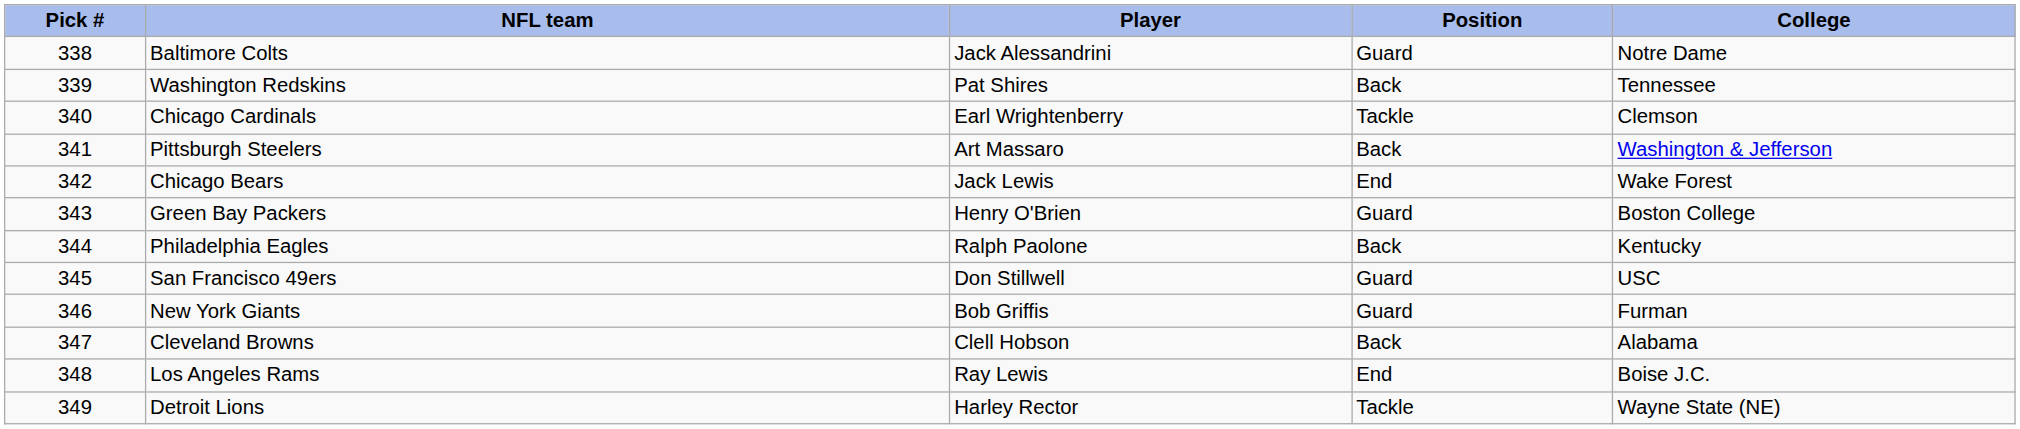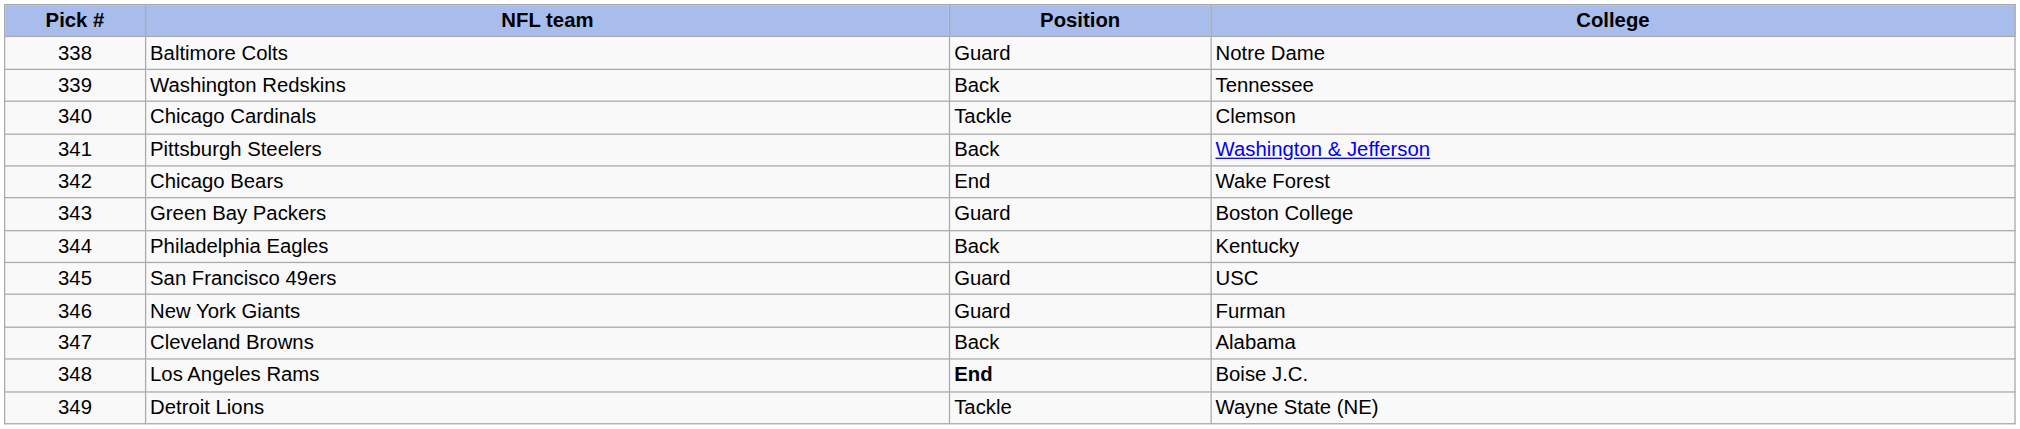- column: (1151, 20)
(1374, 375) normal -> (973, 375) bold
